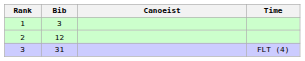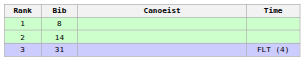(59, 23) 3 -> (59, 23) 8
(59, 36) 12 -> (59, 36) 14
